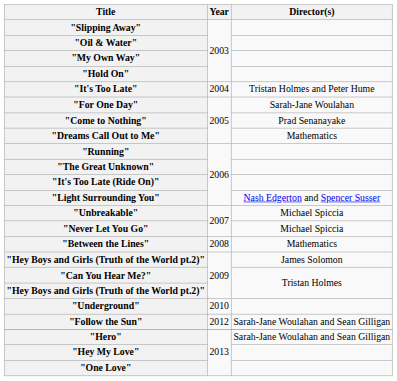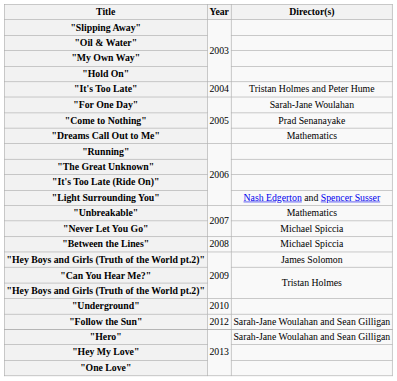(312, 213) Michael Spiccia -> (312, 213) Mathematics
(312, 244) Mathematics -> (312, 244) Michael Spiccia
